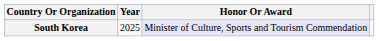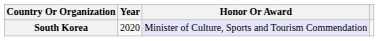(130, 28) 2025 -> (130, 28) 2020
